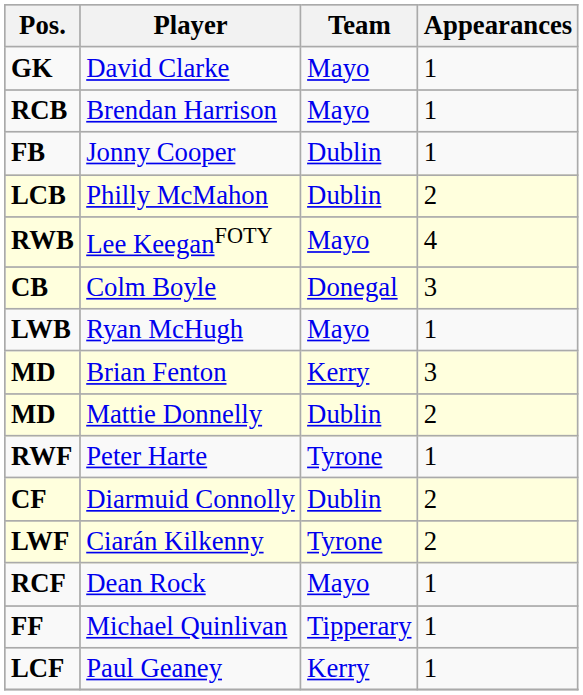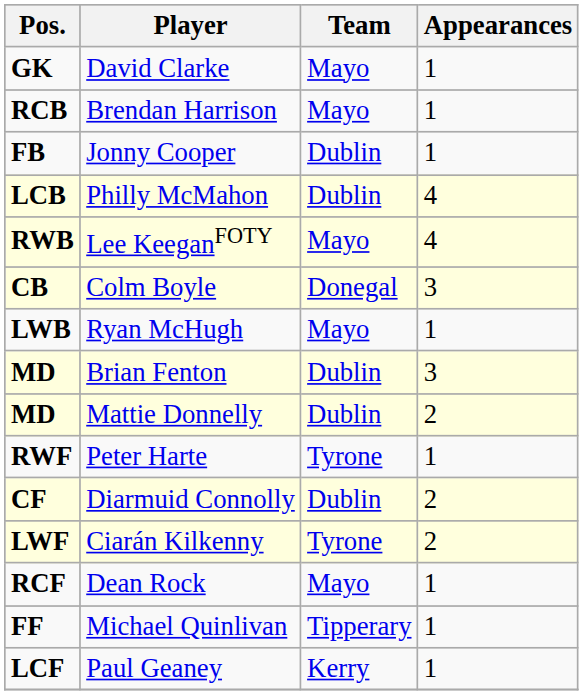(431, 195) 2 -> (431, 195) 4
(338, 371) Kerry -> (344, 371) Dublin
